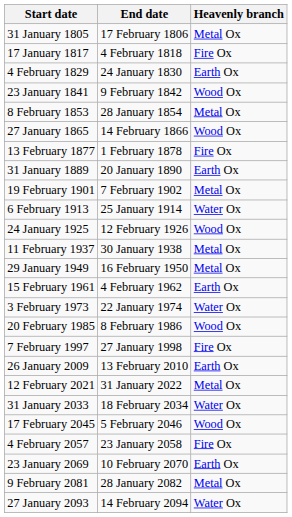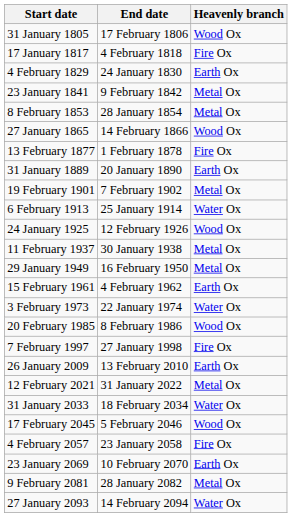(217, 33) Metal Ox -> (217, 33) Wood Ox
(217, 92) Wood Ox -> (217, 92) Metal Ox
